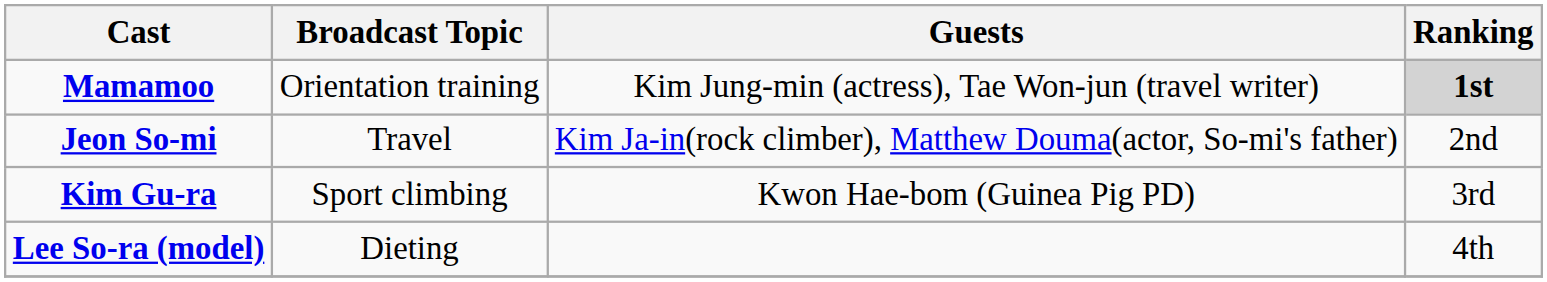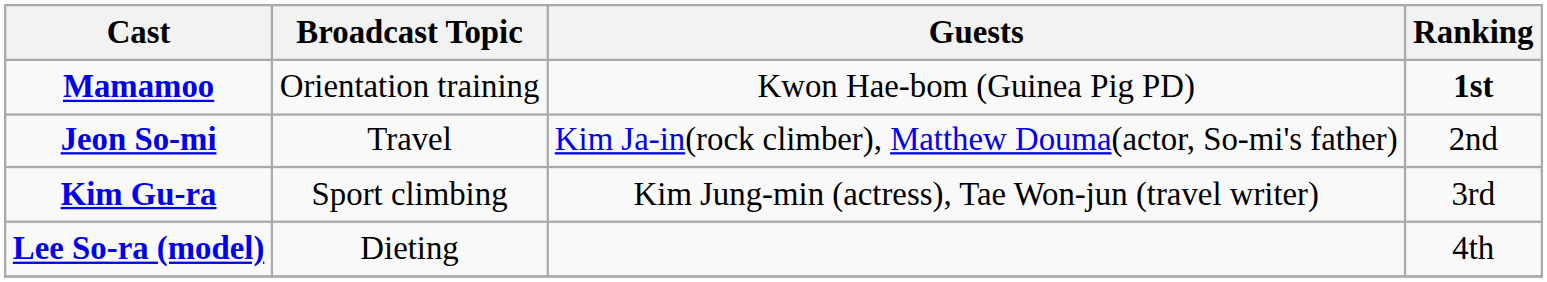(976, 86) Kim Jung-min (actress), Tae Won-jun (travel writer) -> (976, 86) Kwon Hae-bom (Guinea Pig PD)
(1473, 86) lightgrey background -> (1473, 86) no background
(976, 194) Kwon Hae-bom (Guinea Pig PD) -> (976, 194) Kim Jung-min (actress), Tae Won-jun (travel writer)
